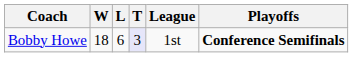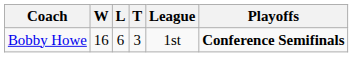(101, 39) 18 -> (101, 39) 16
(137, 39) lavender background -> (137, 39) no background
